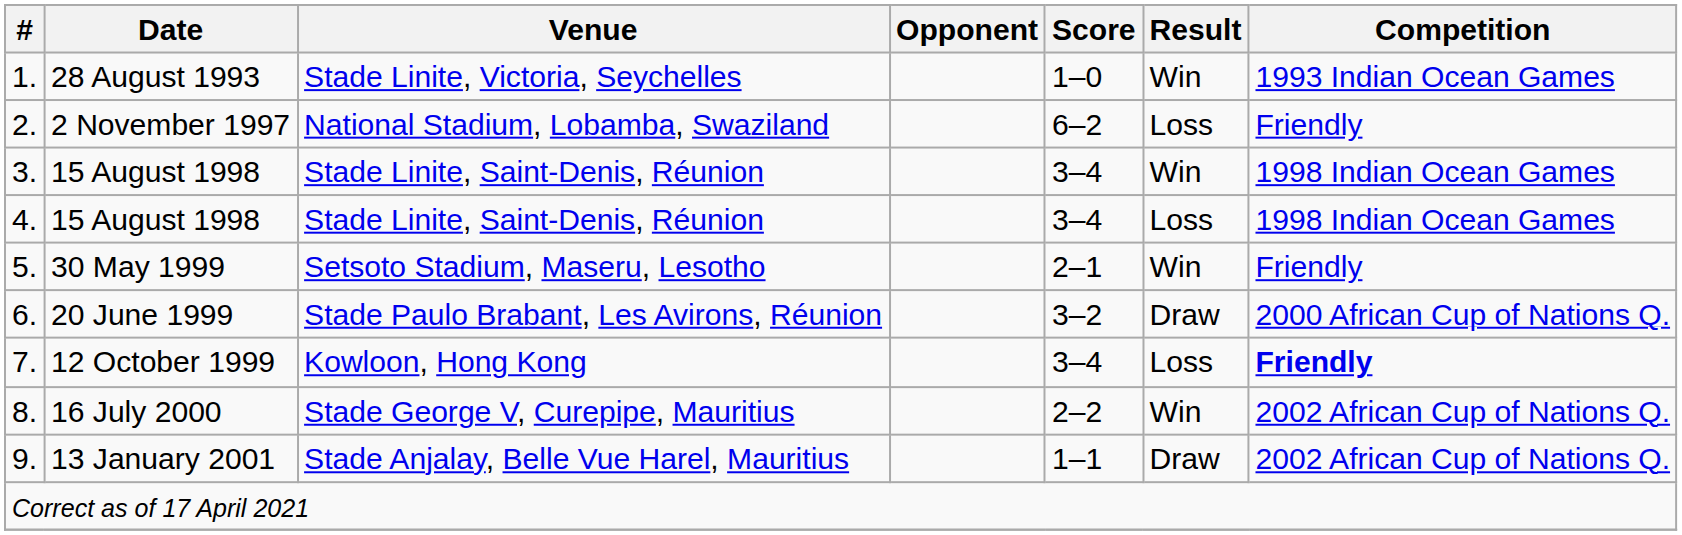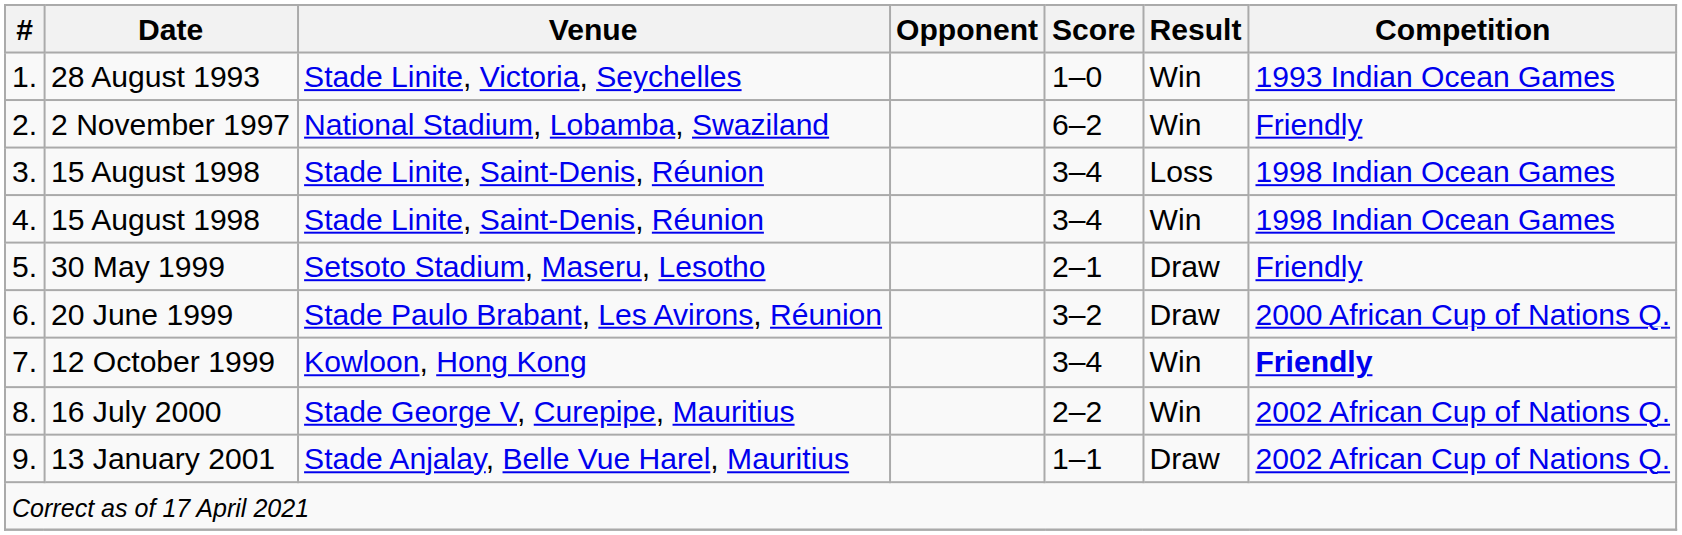(1181, 124) Loss -> (1175, 124) Win
(1175, 172) Win -> (1181, 172) Loss
(1181, 220) Loss -> (1175, 220) Win
(1175, 267) Win -> (1185, 267) Draw
(1181, 363) Loss -> (1175, 363) Win
